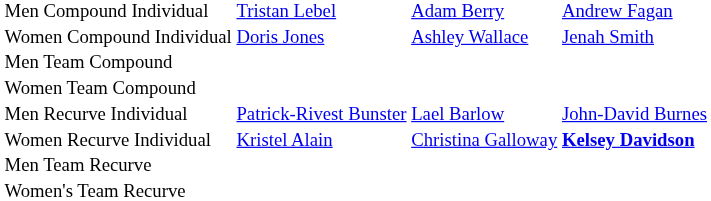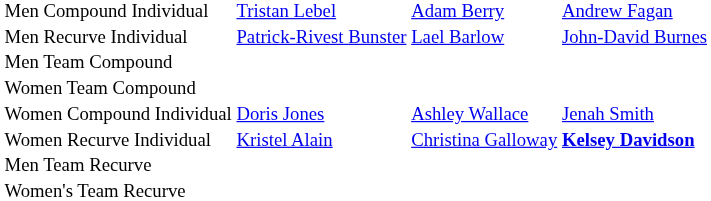rows swapped: (118, 36) <-> (96, 113)
